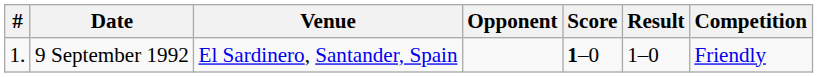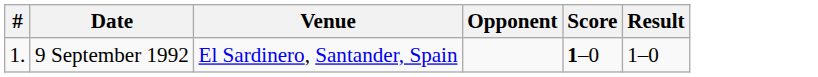- column: (751, 21)
